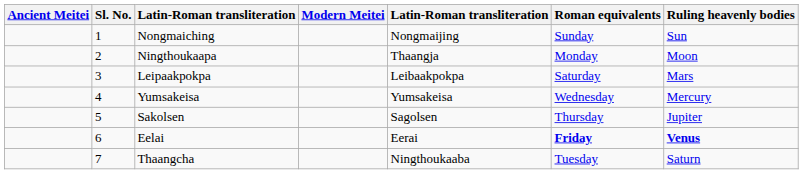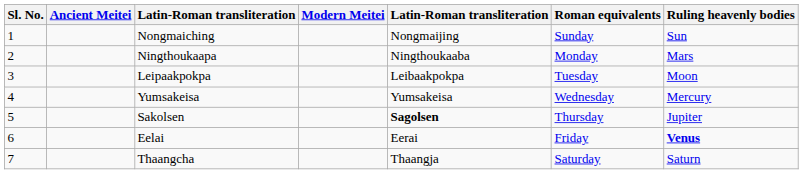columns swapped: (113, 14) <-> (48, 14)
(415, 55) Thaangja -> (430, 55) Ningthoukaaba
(682, 55) Moon -> (680, 55) Mars
(578, 76) Saturday -> (576, 76) Tuesday
(680, 76) Mars -> (682, 76) Moon
(414, 117) normal -> (415, 117) bold
(573, 138) bold -> (571, 138) normal
(430, 158) Ningthoukaaba -> (415, 158) Thaangja
(576, 158) Tuesday -> (578, 158) Saturday
